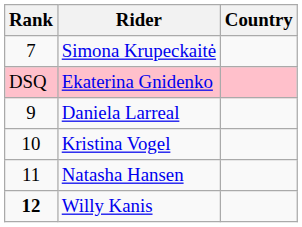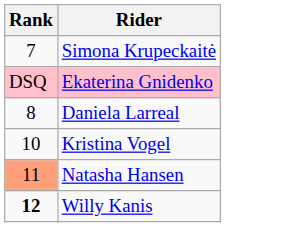- column: (259, 20)
(31, 113) 9 -> (31, 113) 8
(31, 175) no background -> (31, 175) lightsalmon background
